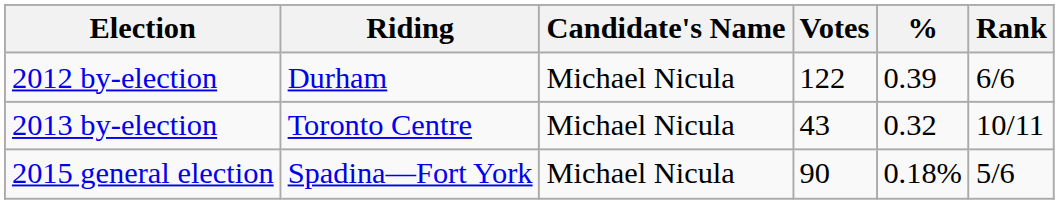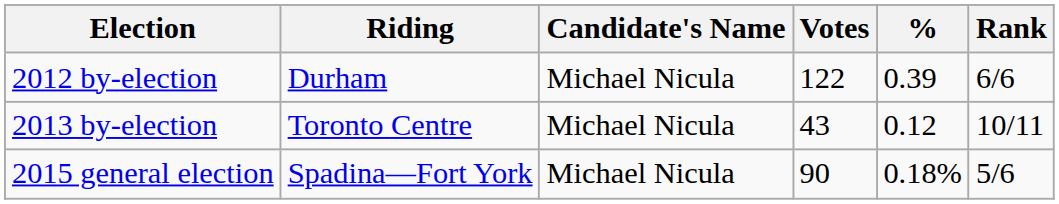(910, 125) 0.32 -> (910, 125) 0.12
